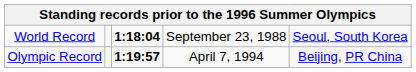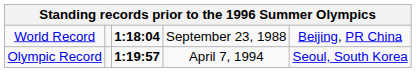(350, 36) Seoul, South Korea -> (350, 36) Beijing, PR China
(350, 57) Beijing, PR China -> (350, 57) Seoul, South Korea
